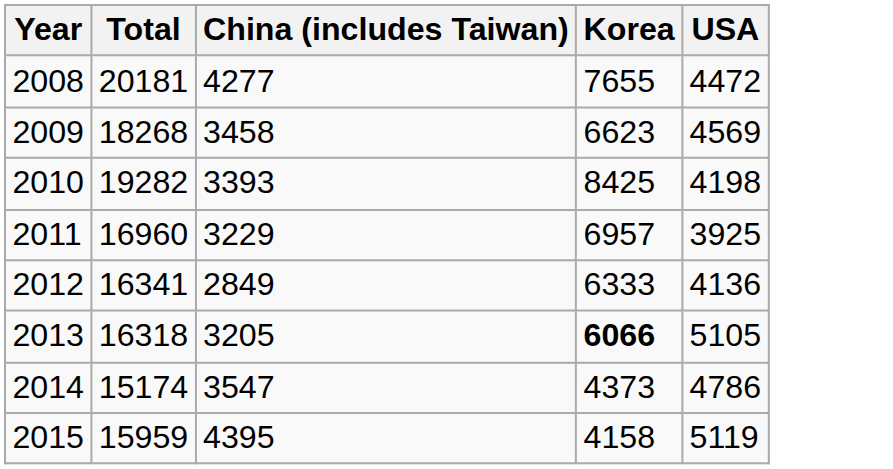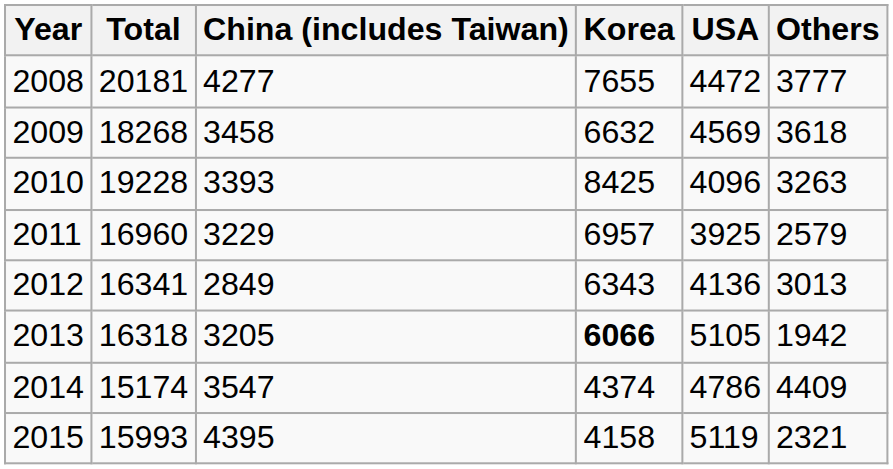+ column: (828, 30)
(619, 132) 6623 -> (619, 132) 6632
(144, 183) 19282 -> (144, 183) 19228
(725, 183) 4198 -> (725, 183) 4096
(619, 285) 6333 -> (619, 285) 6343
(619, 387) 4373 -> (619, 387) 4374
(144, 438) 15959 -> (144, 438) 15993
